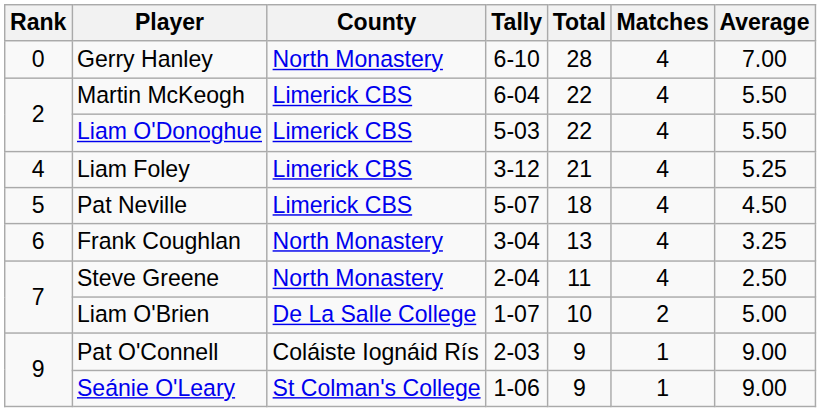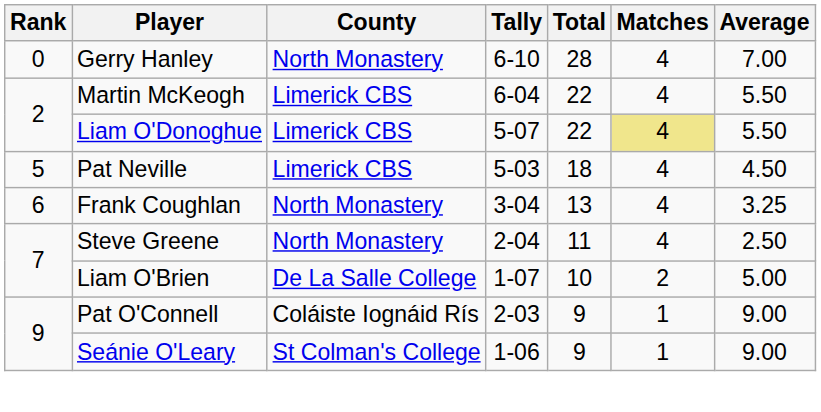(517, 132) 5-03 -> (517, 132) 5-07
(663, 132) no background -> (663, 132) khaki background
- row: (133, 168)
(517, 205) 5-07 -> (517, 168) 5-03
